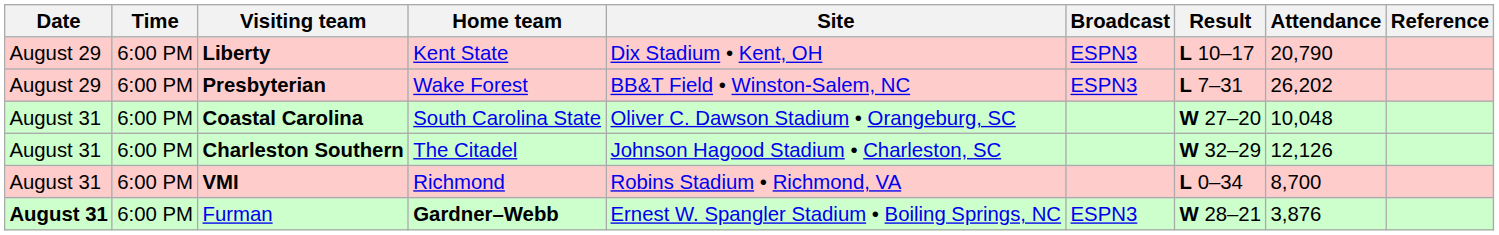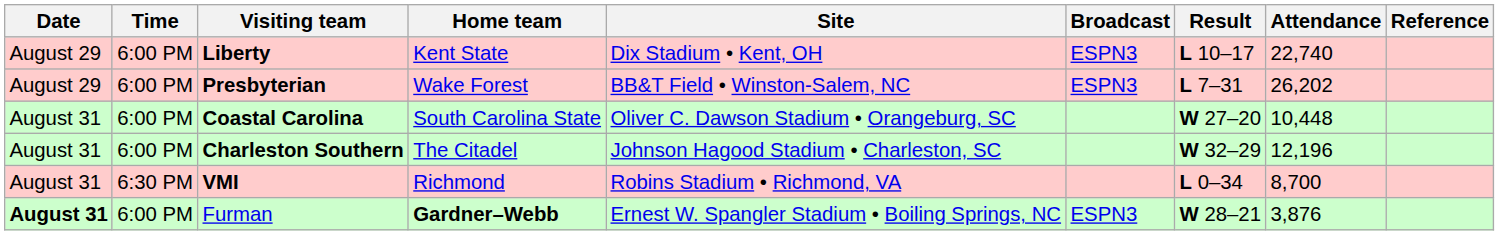(1302, 53) 20,790 -> (1302, 53) 22,740
(1302, 118) 10,048 -> (1302, 118) 10,448
(1302, 150) 12,126 -> (1302, 150) 12,196
(155, 182) 6:00 PM -> (155, 182) 6:30 PM
